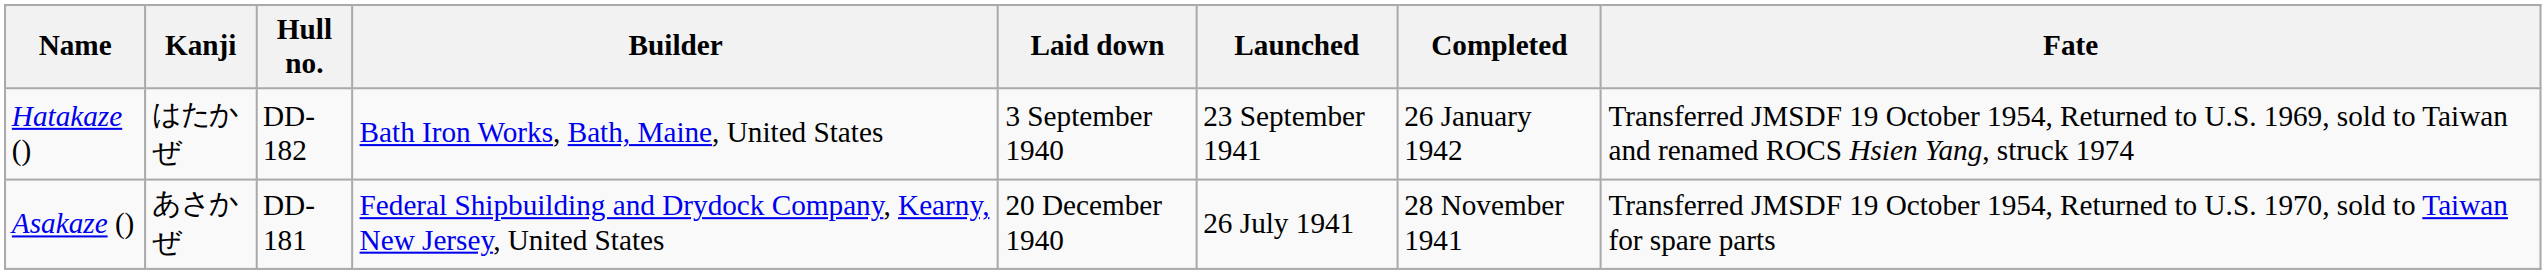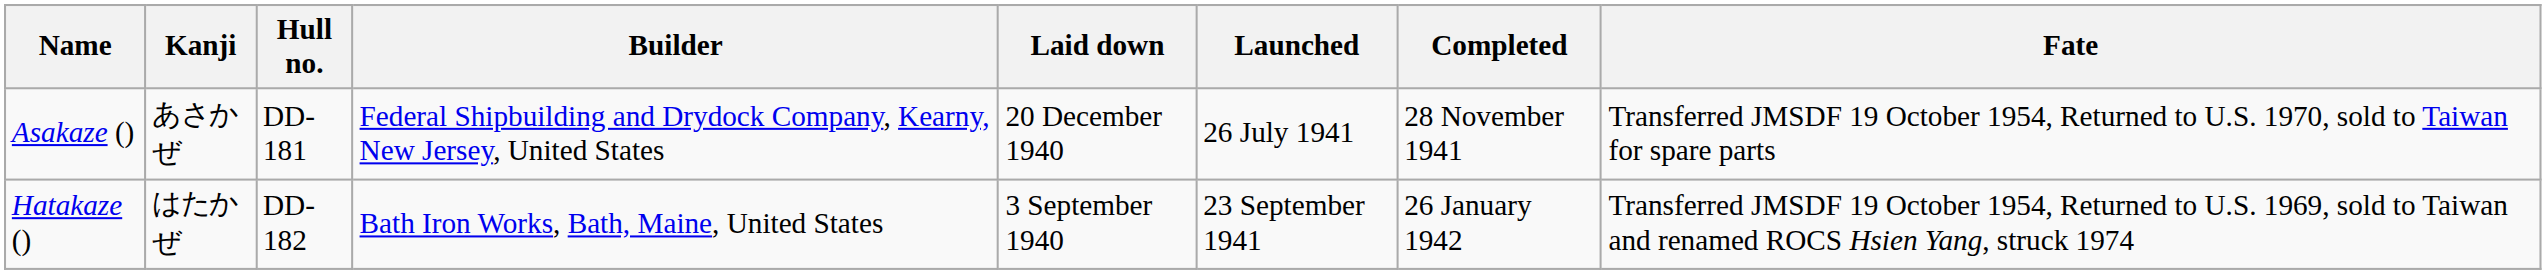rows swapped: (73, 223) <-> (67, 133)
